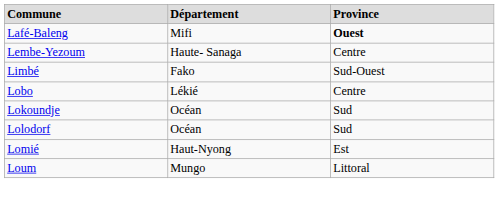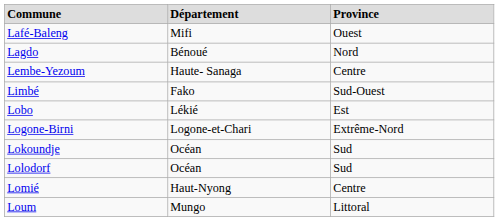(348, 33) bold -> (347, 33) normal
+ row: (23, 52)
(349, 91) Centre -> (341, 110) Est
+ row: (40, 129)
(341, 149) Est -> (349, 187) Centre
